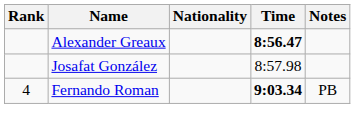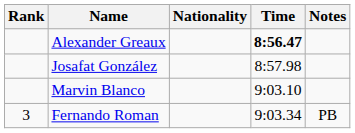+ row: (98, 90)
(26, 90) 4 -> (26, 115) 3
(278, 90) bold -> (278, 115) normal
